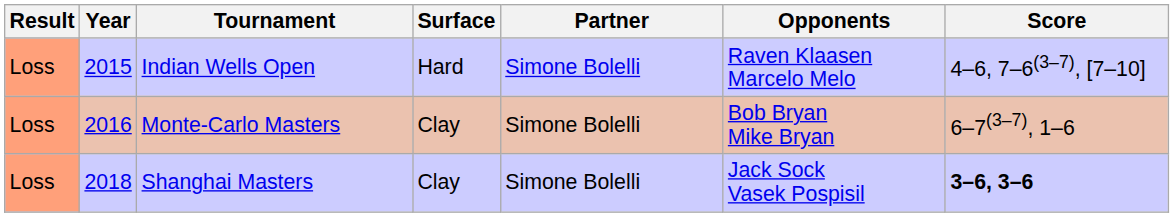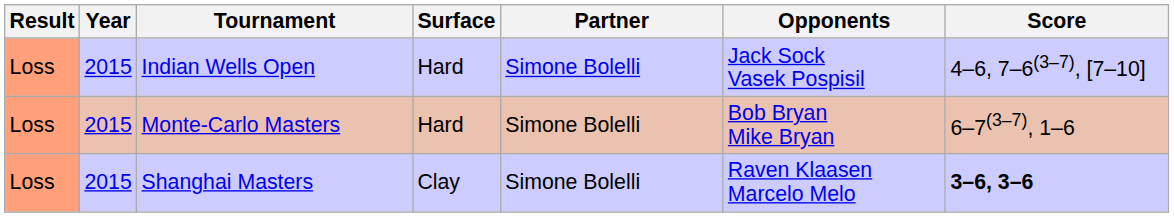(800, 67) Raven Klaasen Marcelo Melo -> (796, 67) Jack Sock Vasek Pospisil
(108, 124) 2016 -> (108, 124) 2015
(439, 124) Clay -> (440, 124) Hard
(108, 182) 2018 -> (108, 182) 2015
(796, 182) Jack Sock Vasek Pospisil -> (800, 182) Raven Klaasen Marcelo Melo
